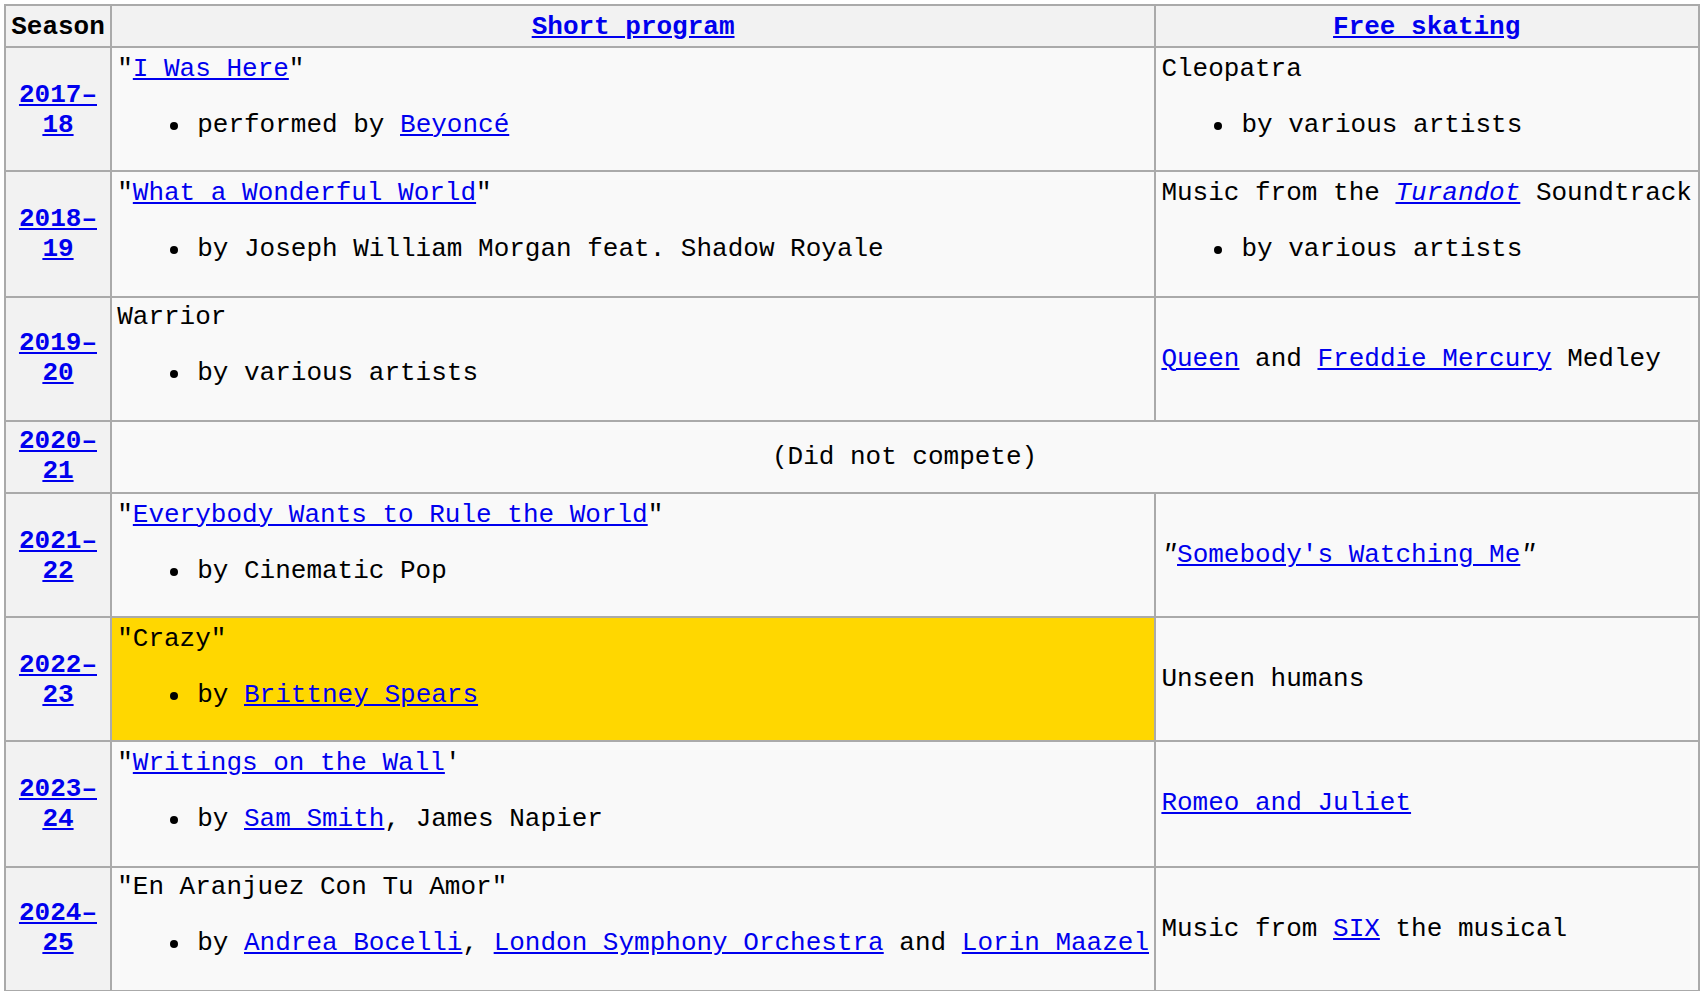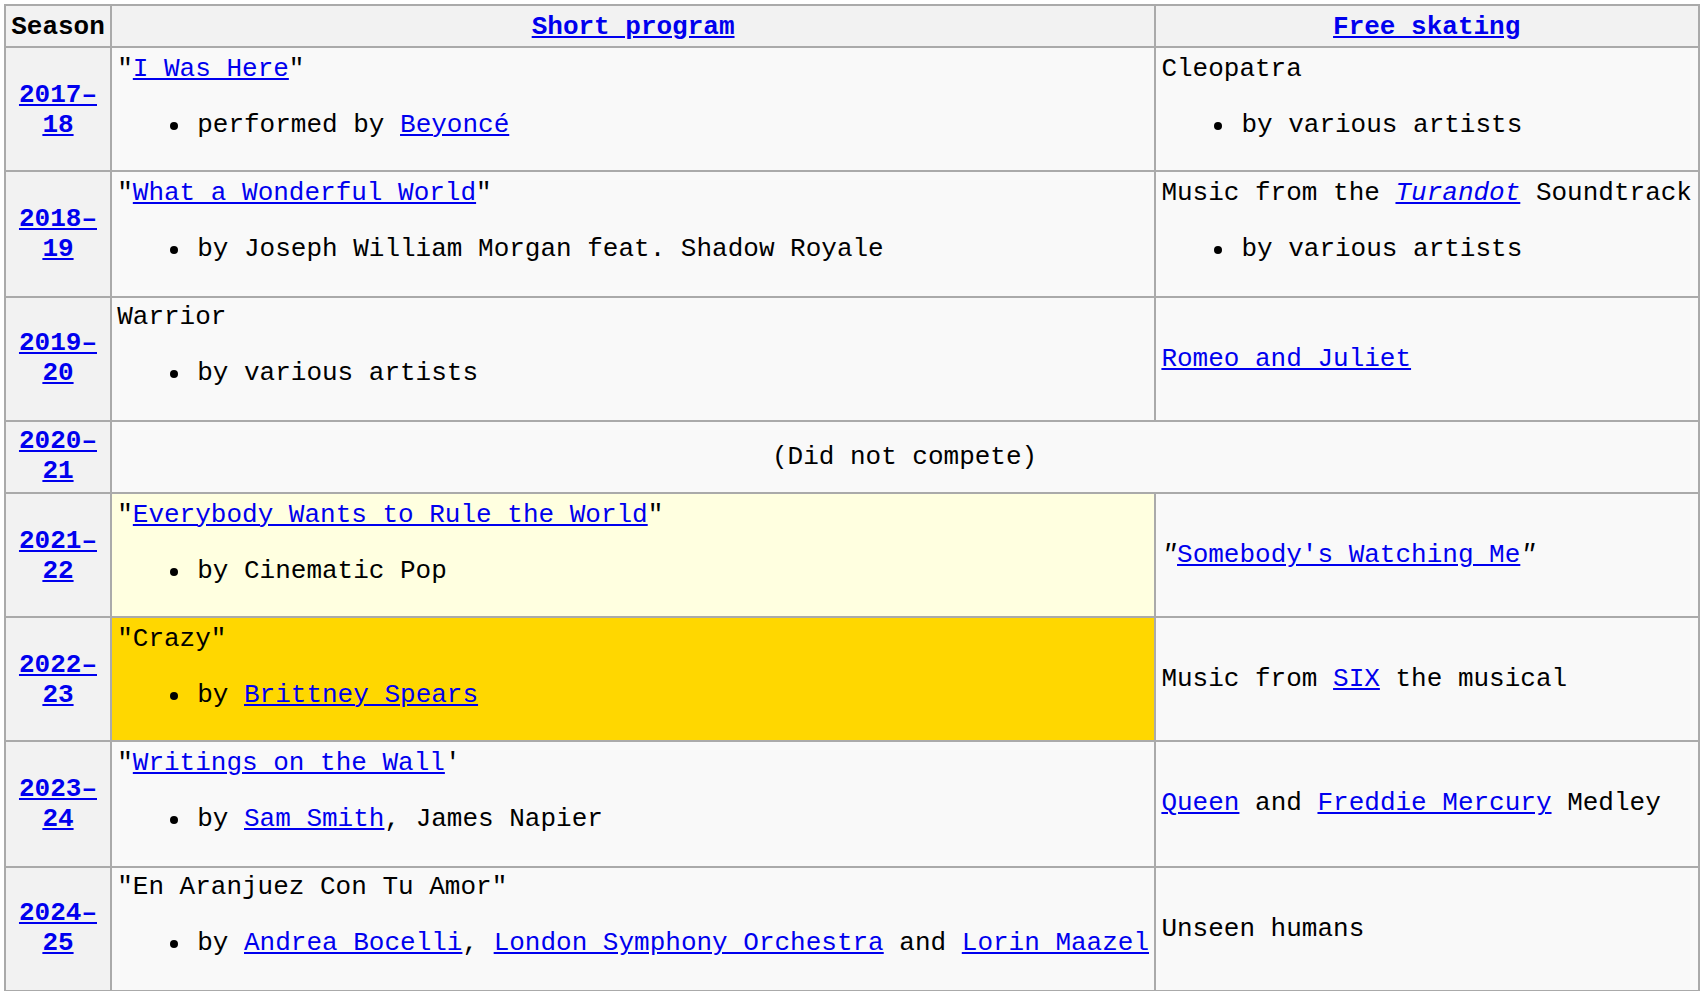(1411, 358) Queen and Freddie Mercury Medley -> (1286, 358) Romeo and Juliet
(633, 542) no background -> (633, 542) lightyellow background
(1263, 679) Unseen humans -> (1364, 679) Music from SIX the musical
(1286, 804) Romeo and Juliet -> (1411, 804) Queen and Freddie Mercury Medley
(1364, 928) Music from SIX the musical -> (1263, 928) Unseen humans
